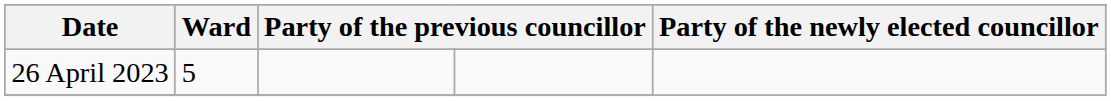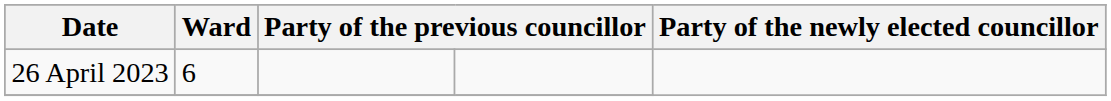(189, 71) 5 -> (189, 71) 6
